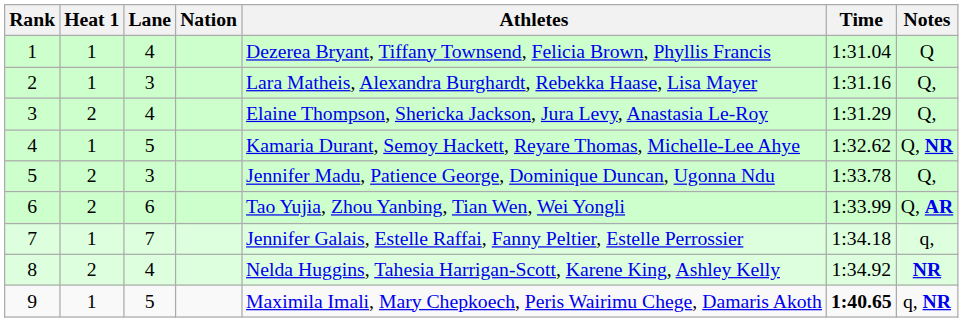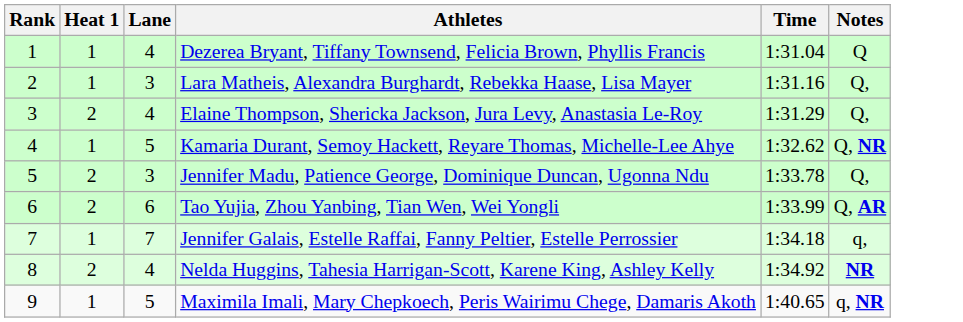- column: (209, 20)
(861, 301) bold -> (795, 301) normal
